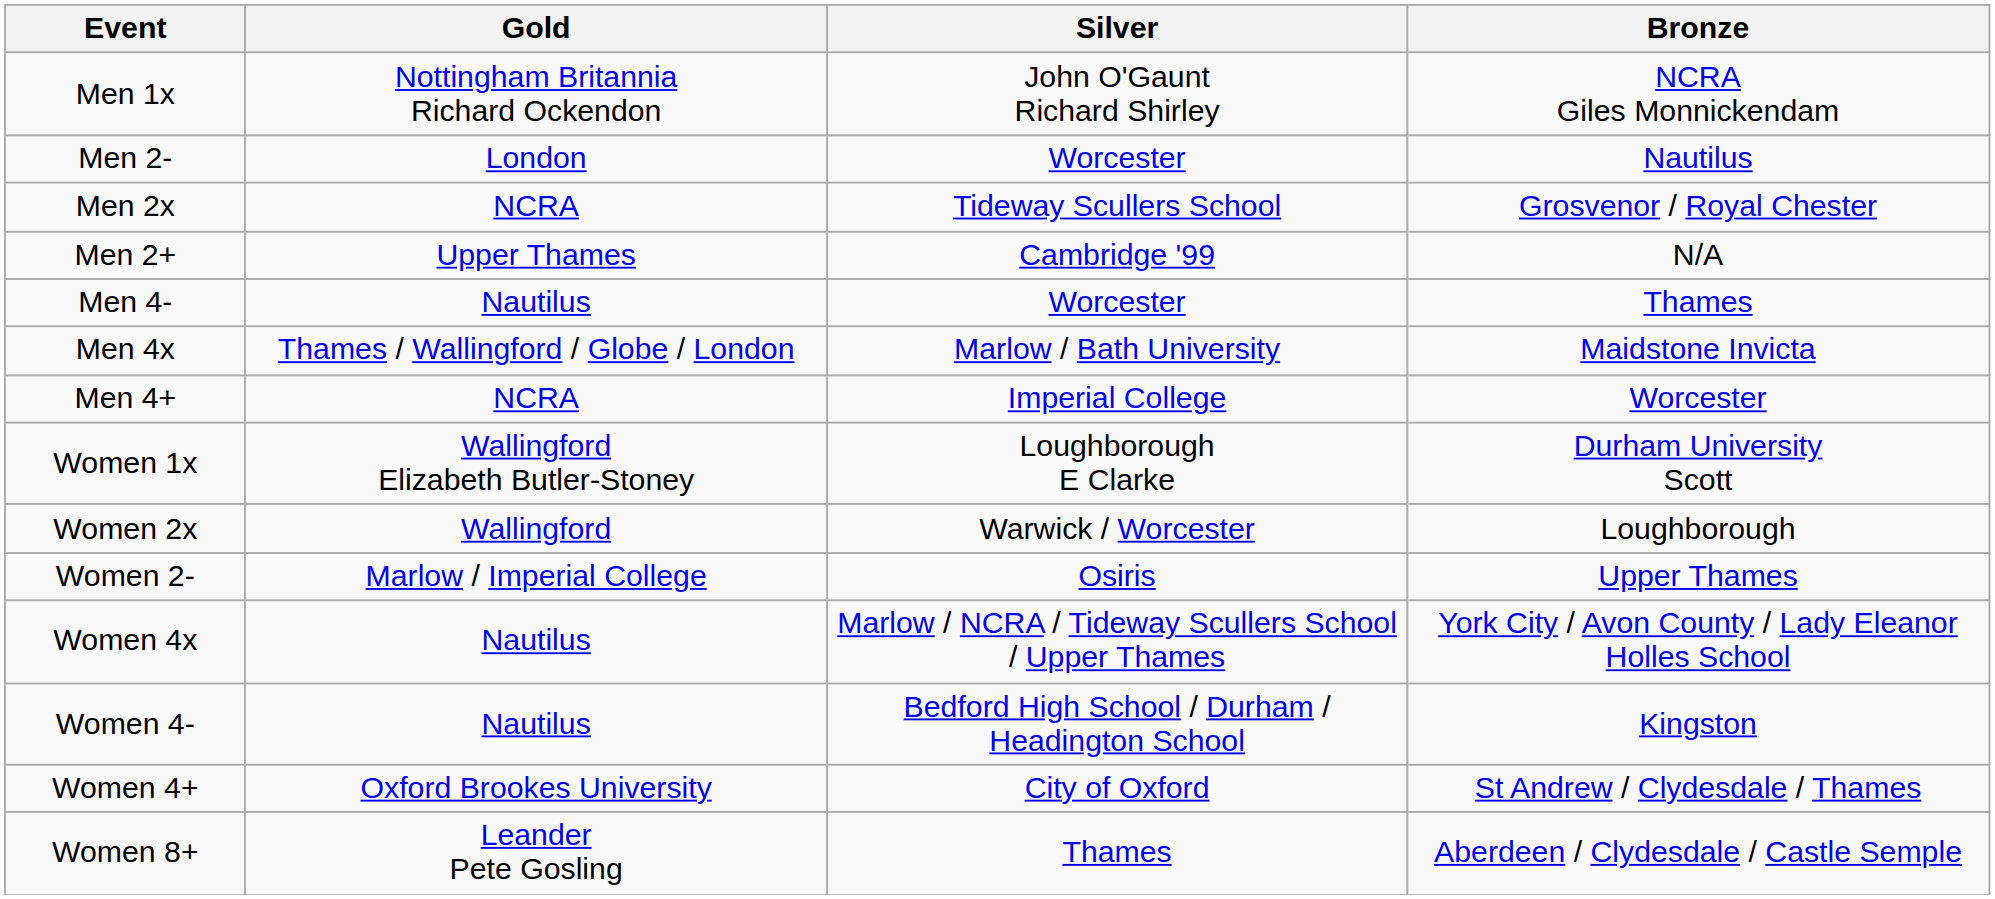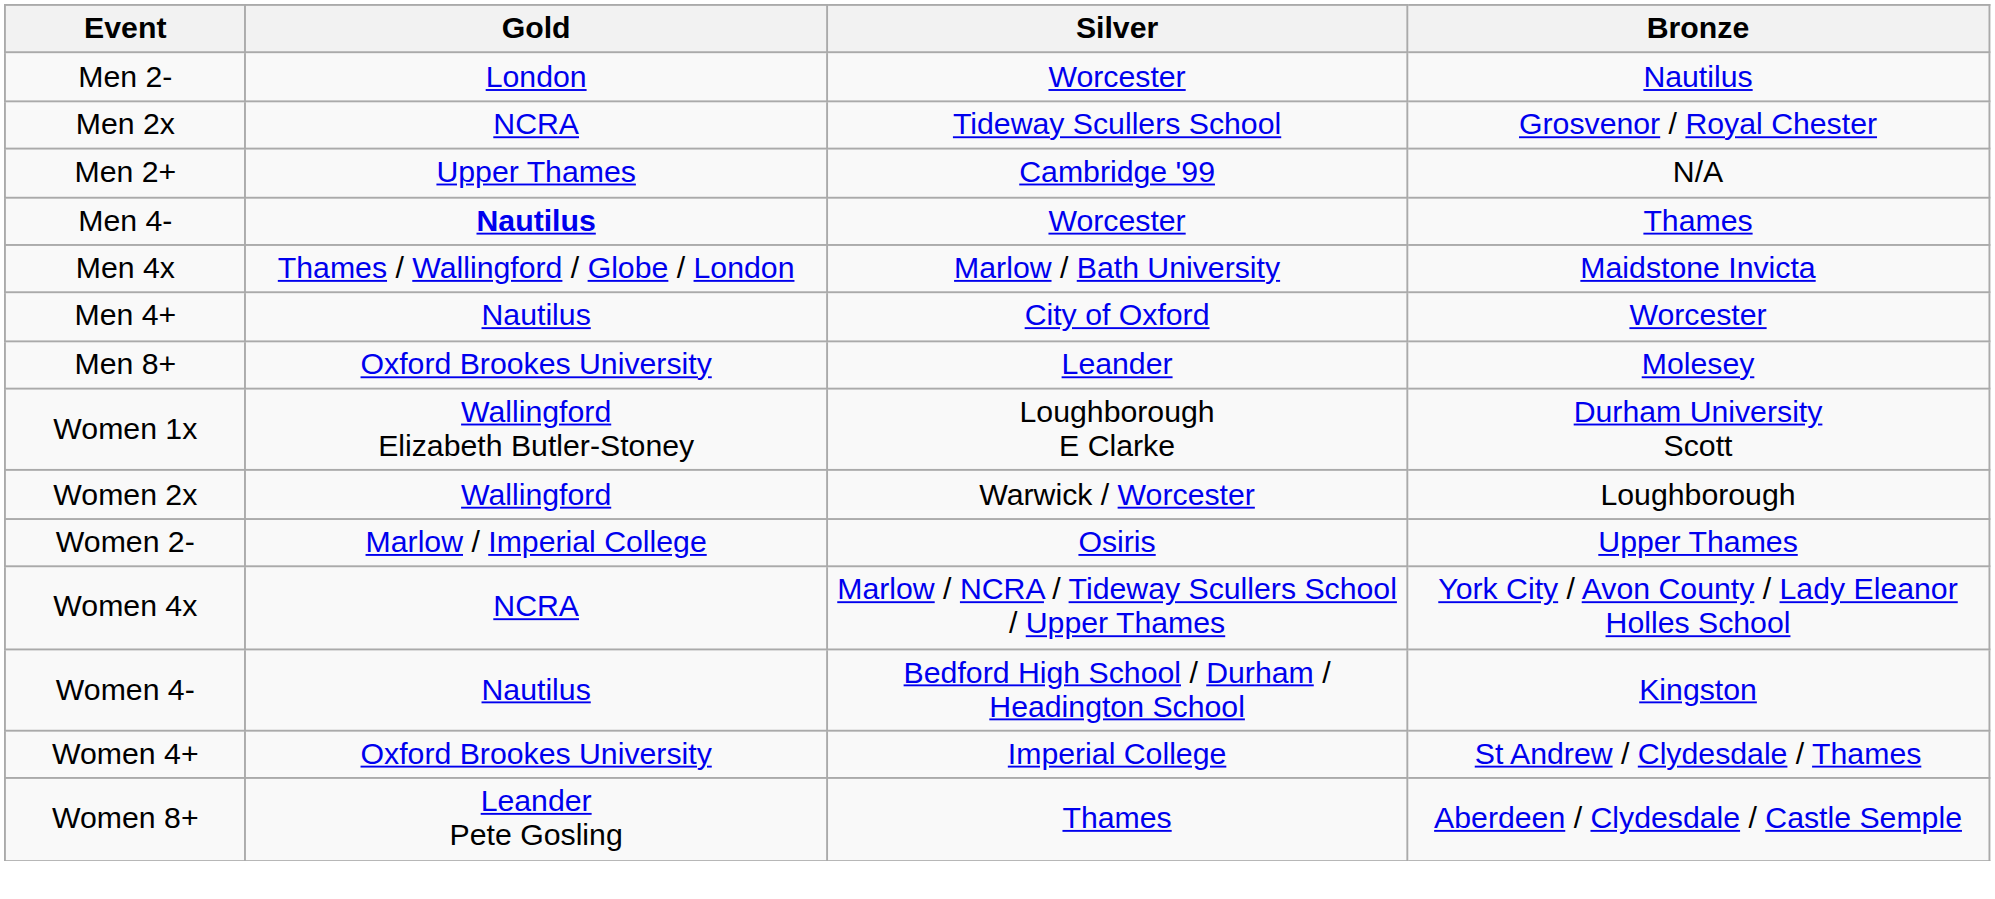- row: (125, 93)
(536, 302) normal -> (536, 220) bold
(536, 398) NCRA -> (536, 316) Nautilus
(1117, 398) Imperial College -> (1117, 316) City of Oxford
+ row: (125, 364)
(536, 641) Nautilus -> (536, 607) NCRA
(1117, 788) City of Oxford -> (1117, 754) Imperial College
